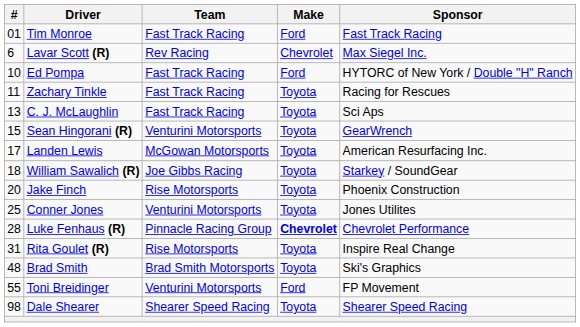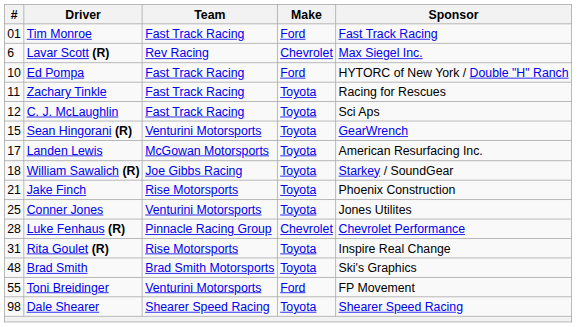(14, 112) 13 -> (14, 112) 12
(14, 190) 20 -> (14, 190) 21
(309, 229) bold -> (306, 229) normal
